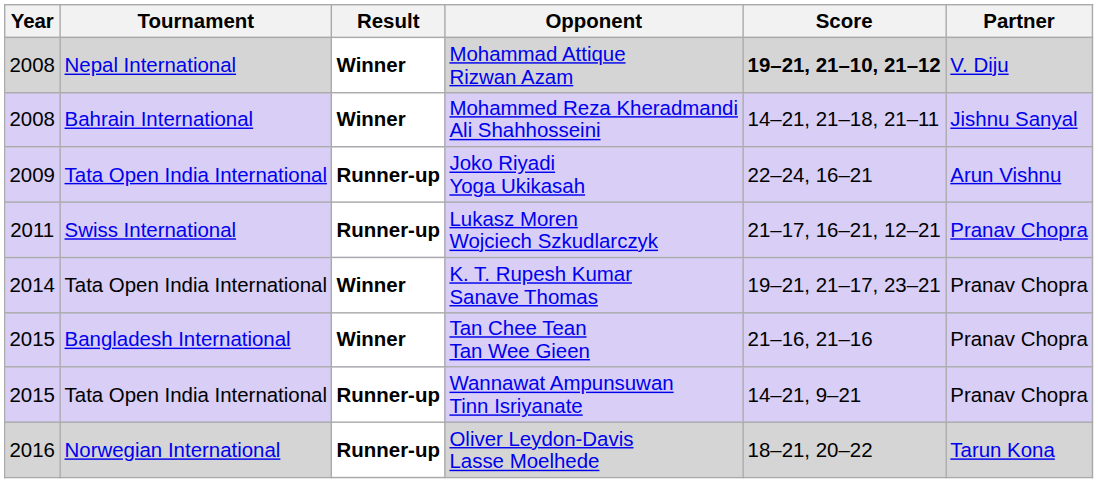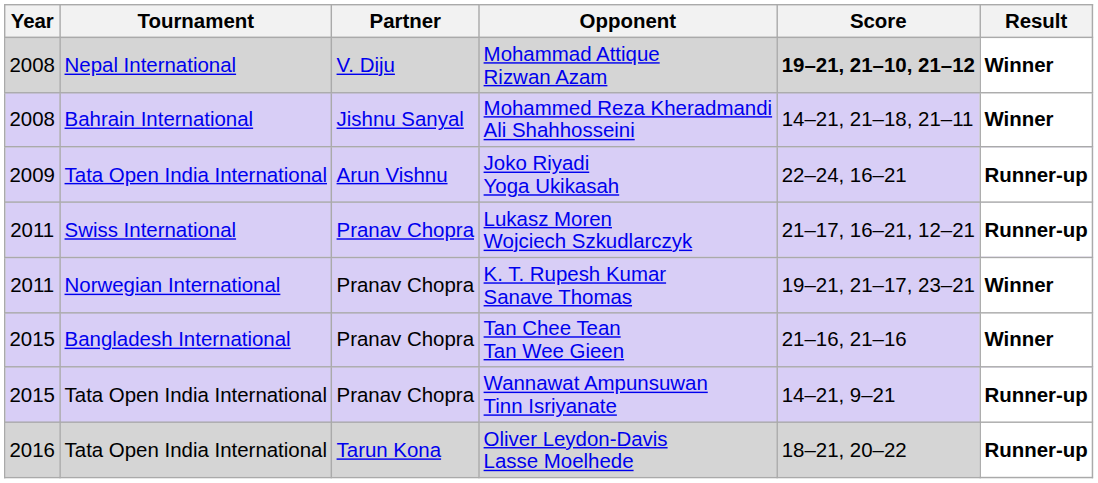columns swapped: (1019, 21) <-> (388, 21)
(32, 285) 2014 -> (32, 285) 2011
(196, 285) Tata Open India International -> (172, 285) Norwegian International
(172, 450) Norwegian International -> (196, 450) Tata Open India International
